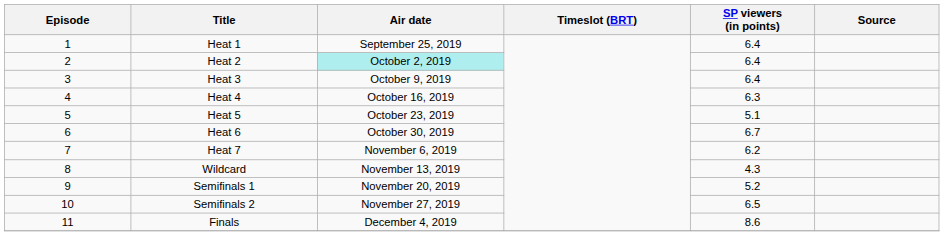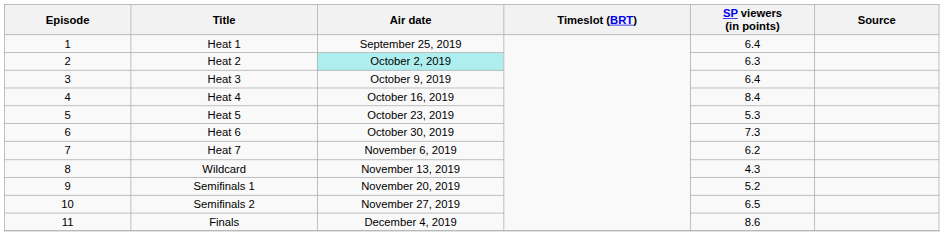(752, 62) 6.4 -> (752, 62) 6.3
(752, 97) 6.3 -> (752, 97) 8.4
(752, 115) 5.1 -> (752, 115) 5.3
(752, 133) 6.7 -> (752, 133) 7.3
